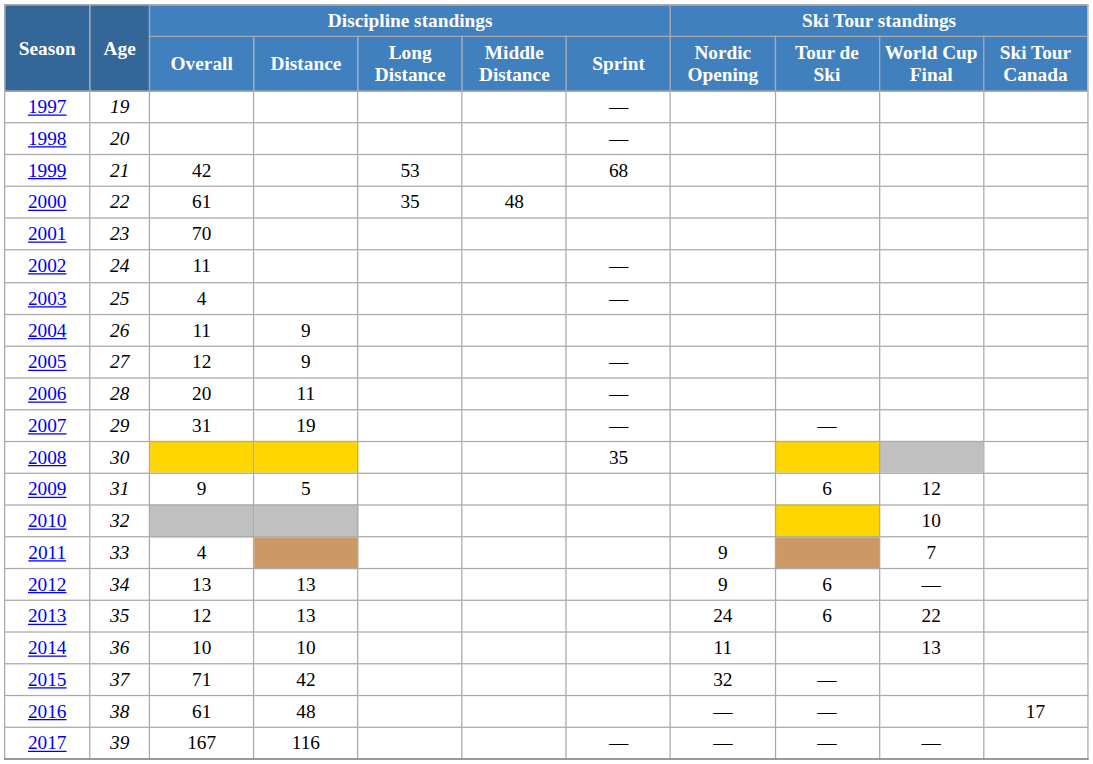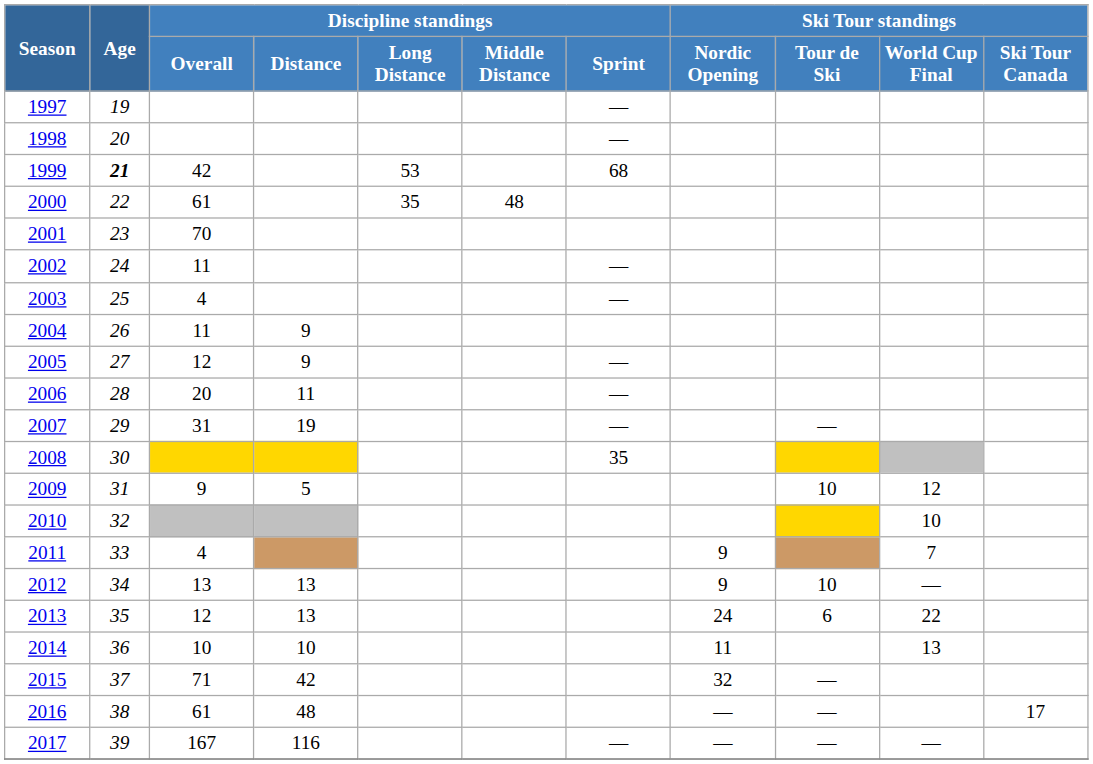(120, 170) normal -> (120, 170) bold
(827, 489) 6 -> (827, 489) 10
(827, 584) 6 -> (827, 584) 10
